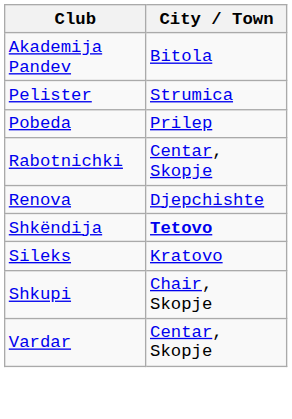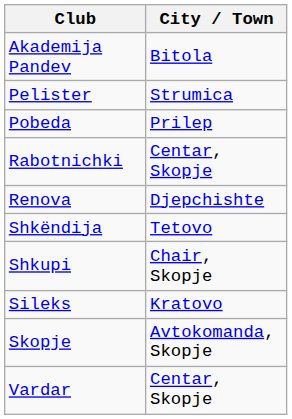(181, 228) bold -> (181, 228) normal
rows swapped: (40, 294) <-> (40, 256)
+ row: (40, 342)
